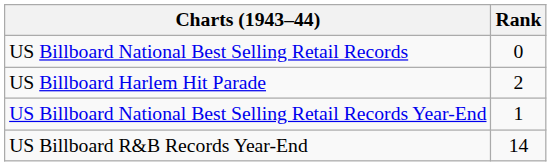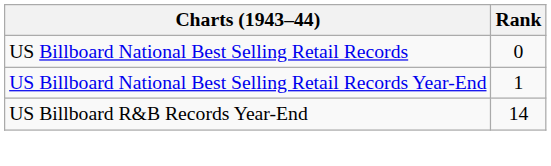- row: (138, 82)
